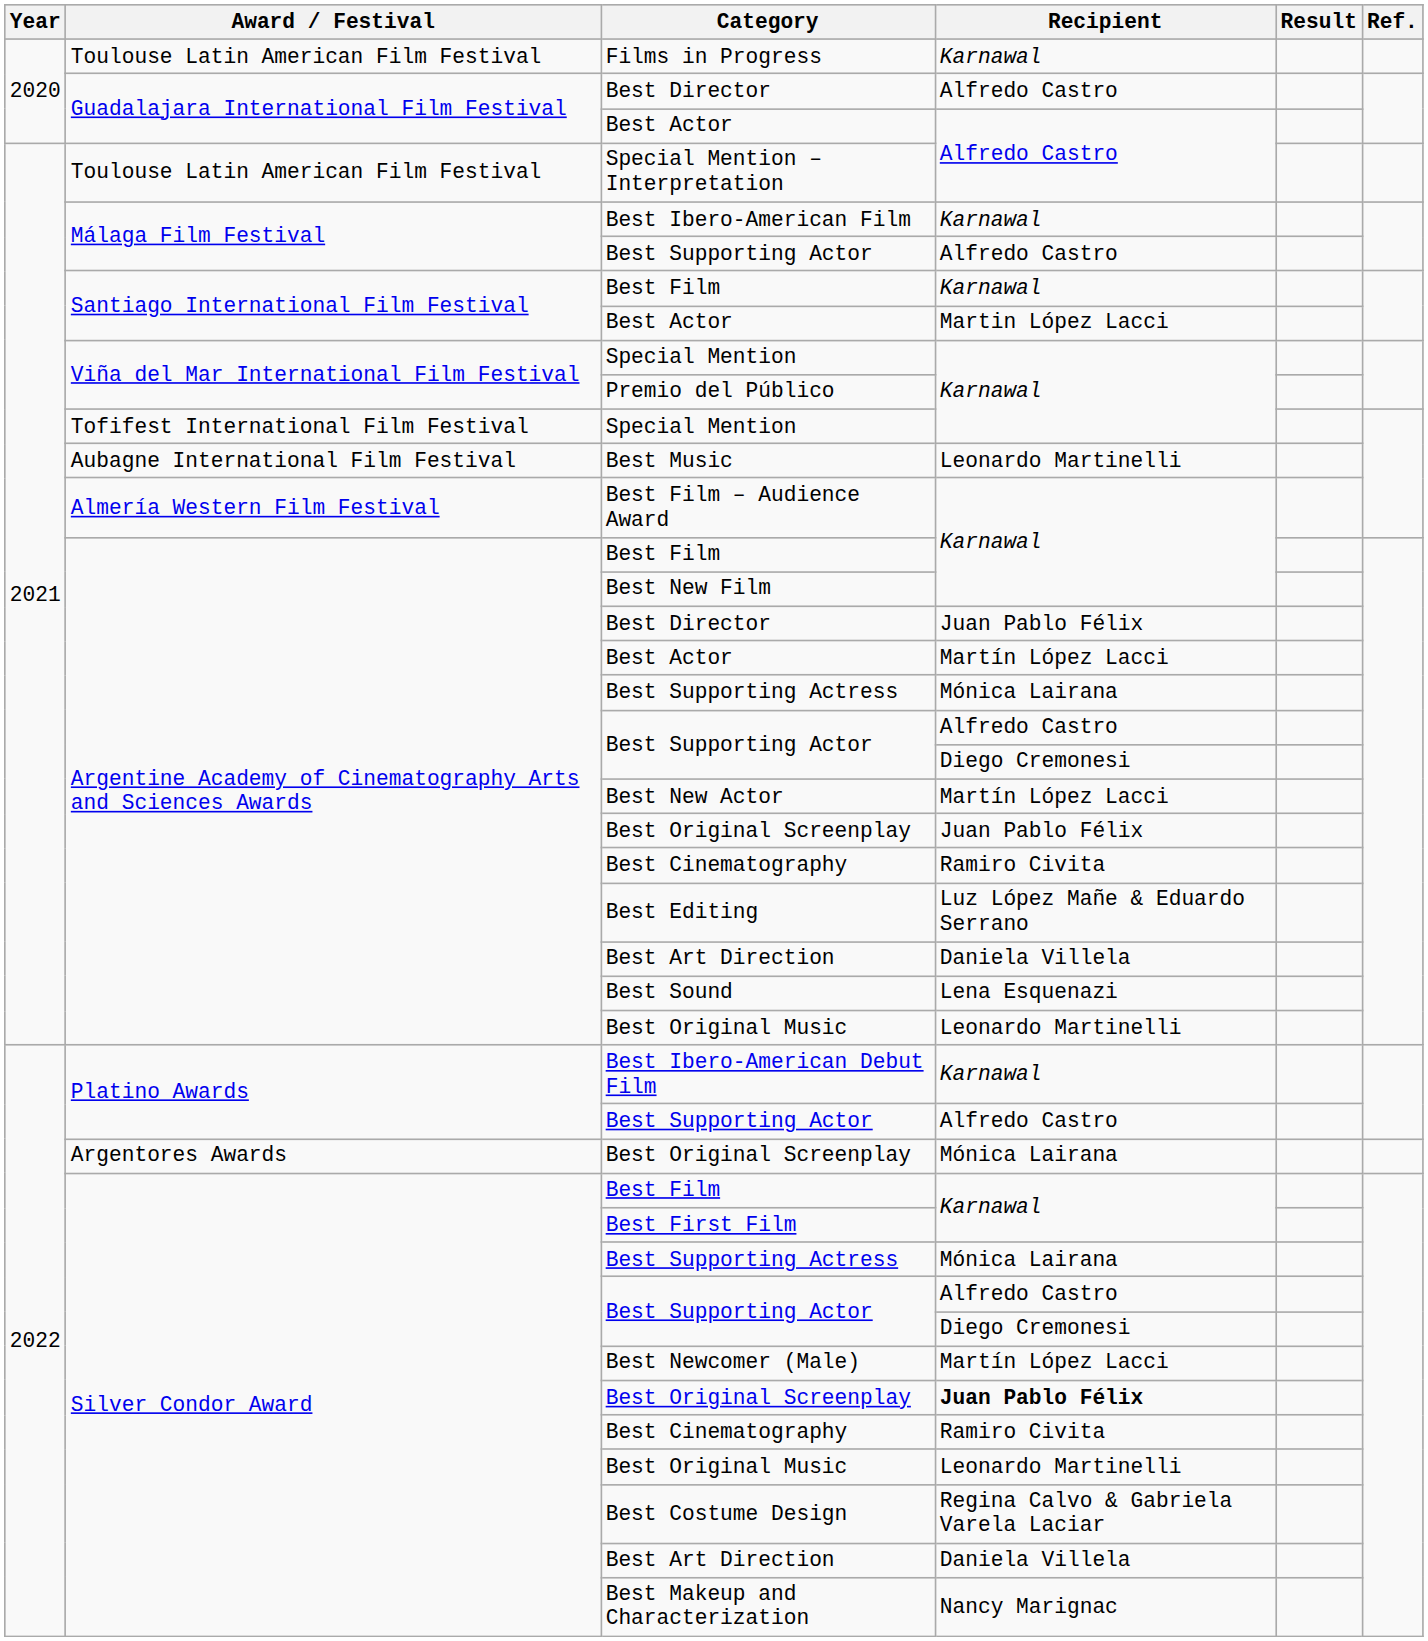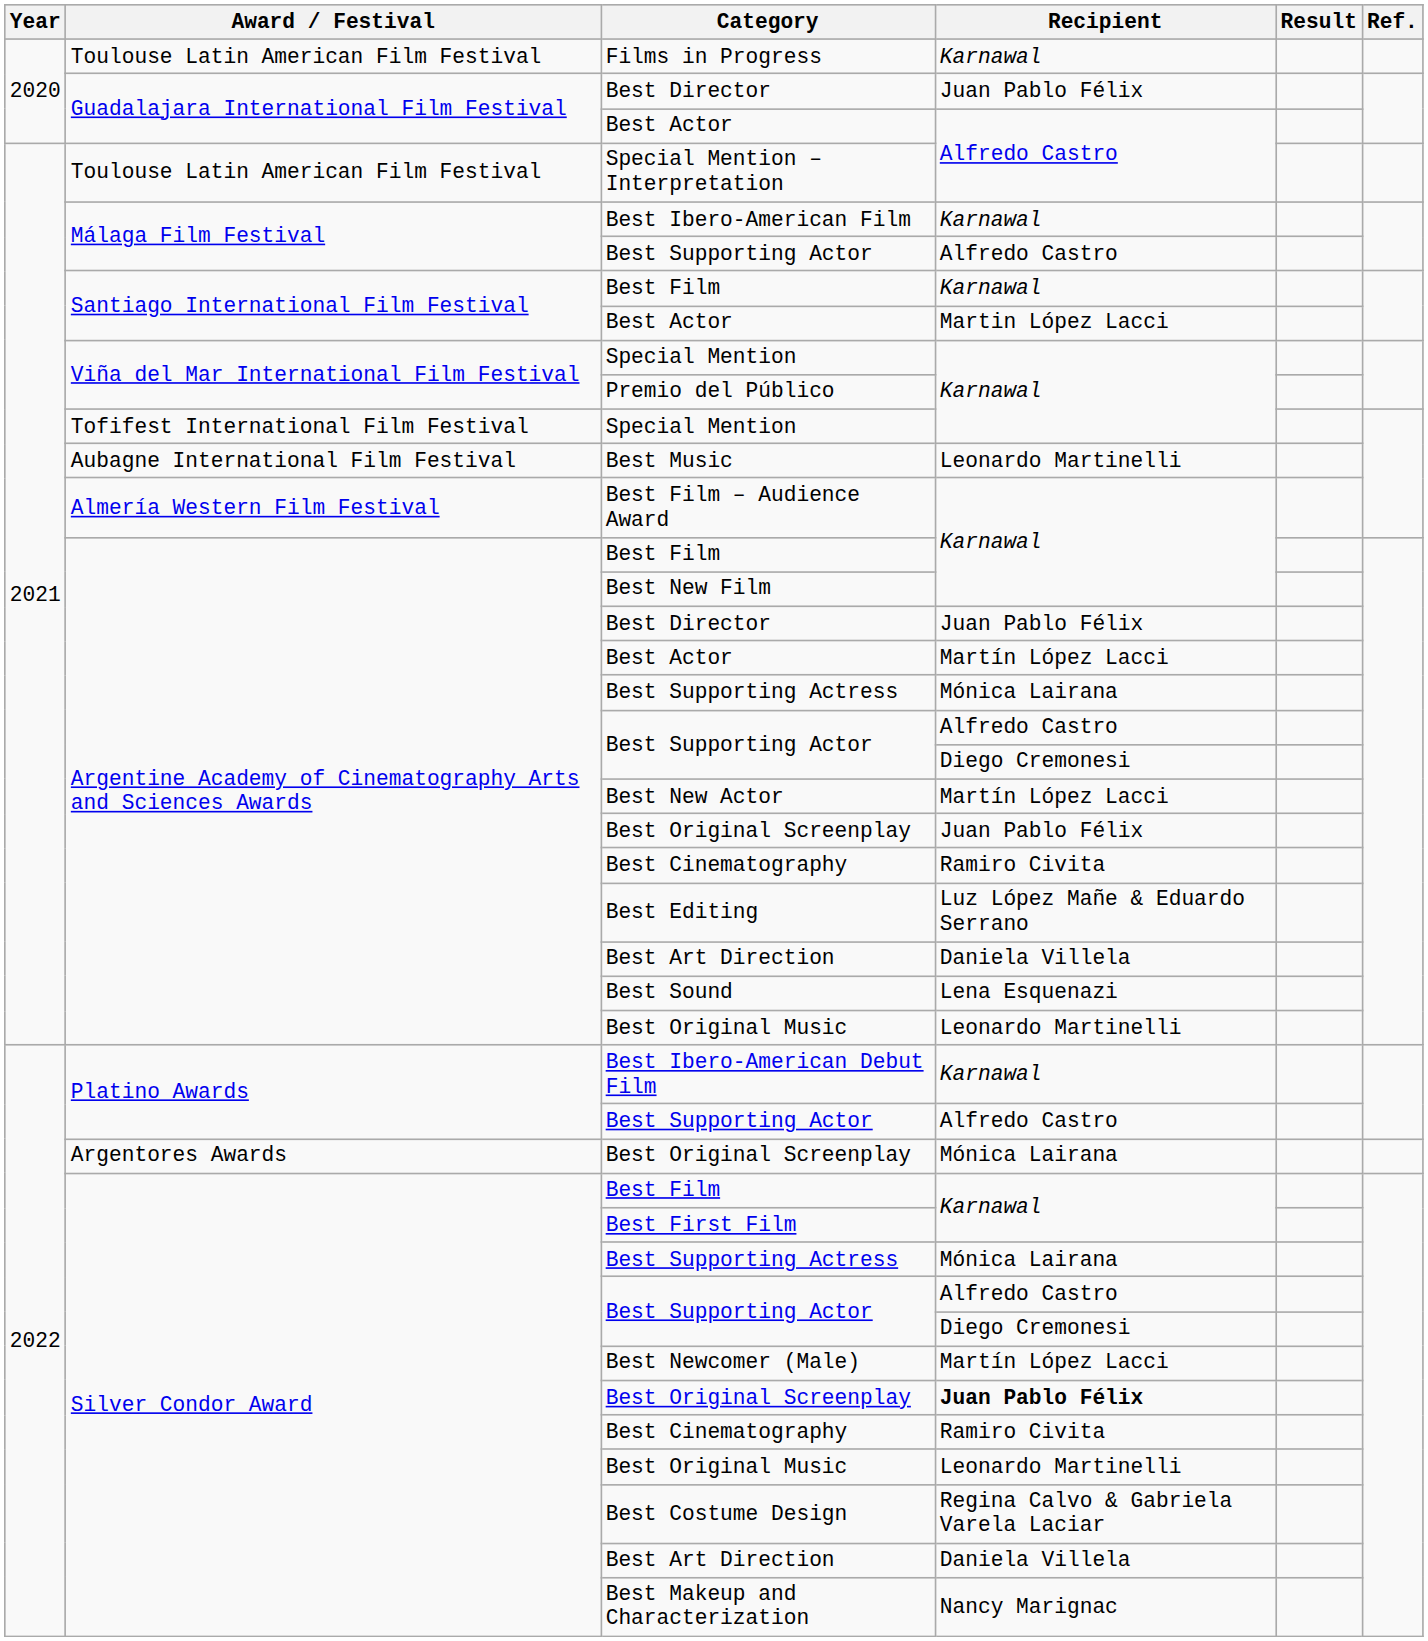(1029, 91) Alfredo Castro -> (1042, 91) Juan Pablo Félix
